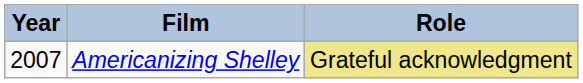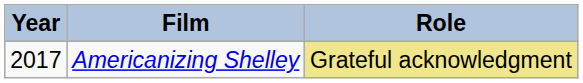(36, 60) 2007 -> (36, 60) 2017
